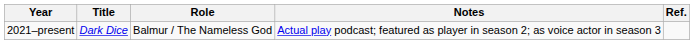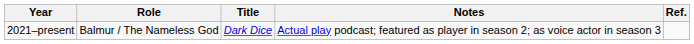columns swapped: (104, 13) <-> (203, 13)
